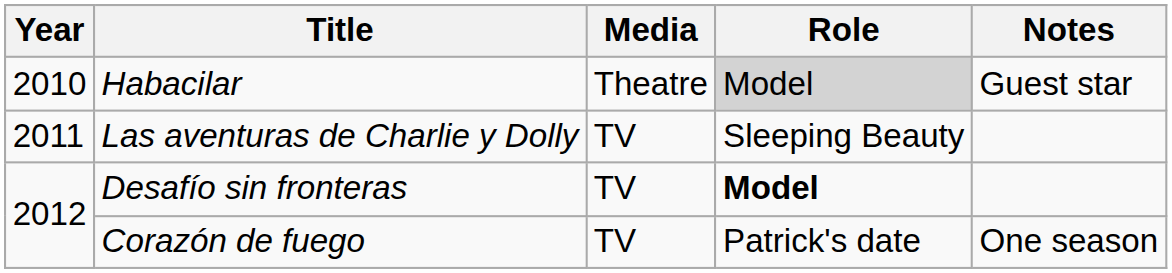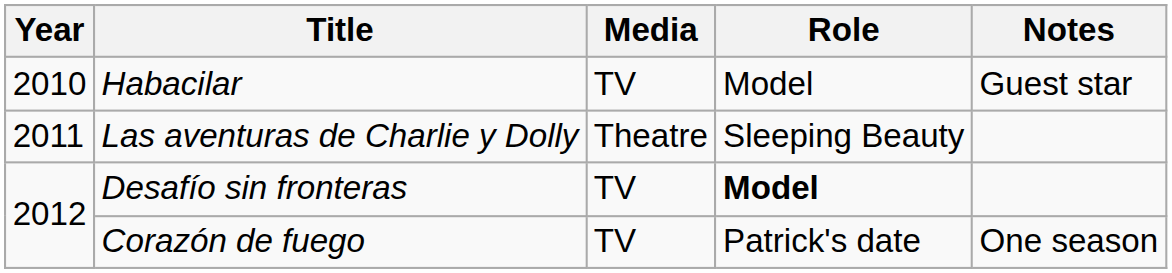(651, 83) Theatre -> (615, 83) TV
(768, 83) lightgrey background -> (768, 83) no background
(615, 135) TV -> (651, 135) Theatre
